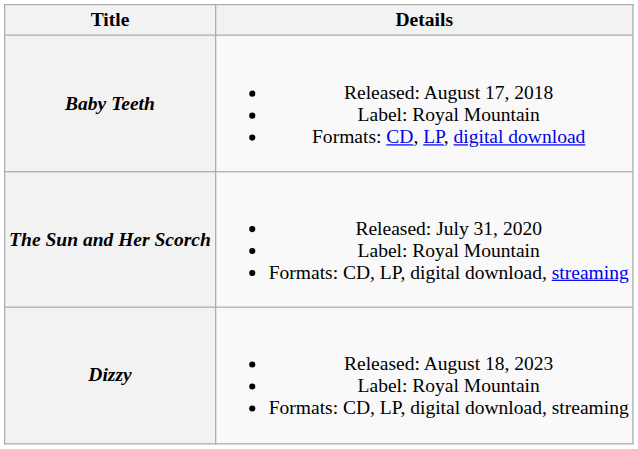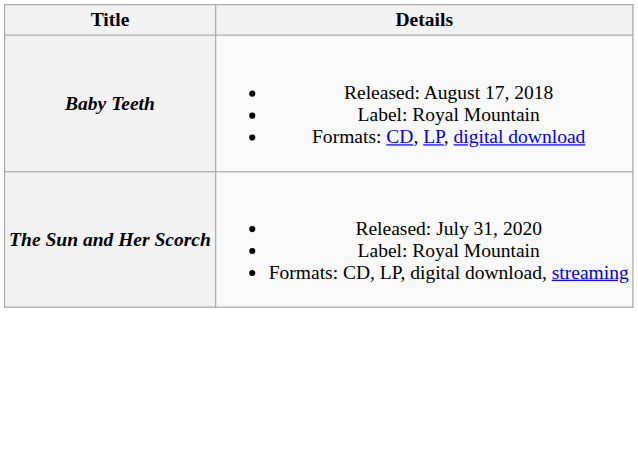- row: (110, 375)
